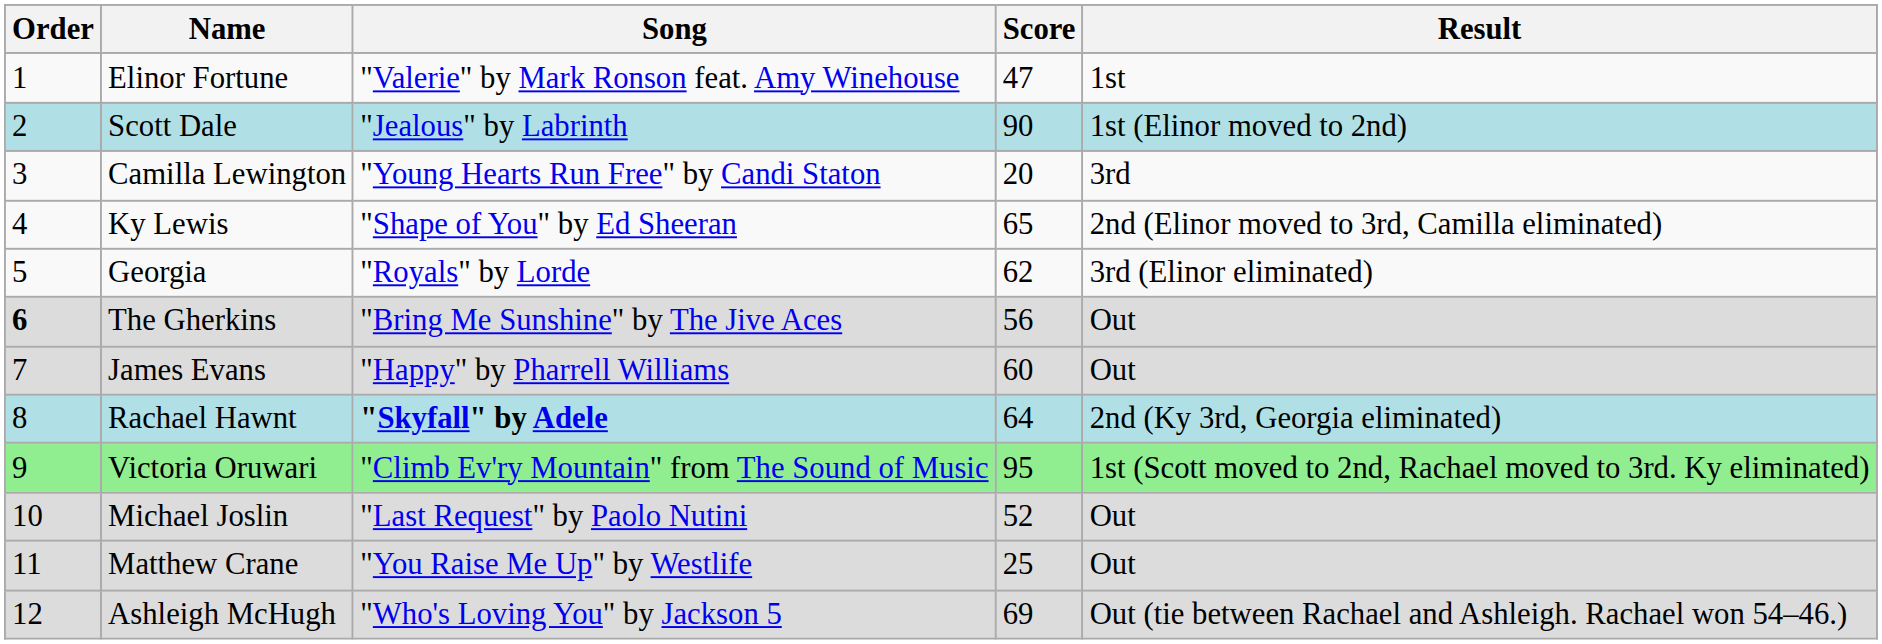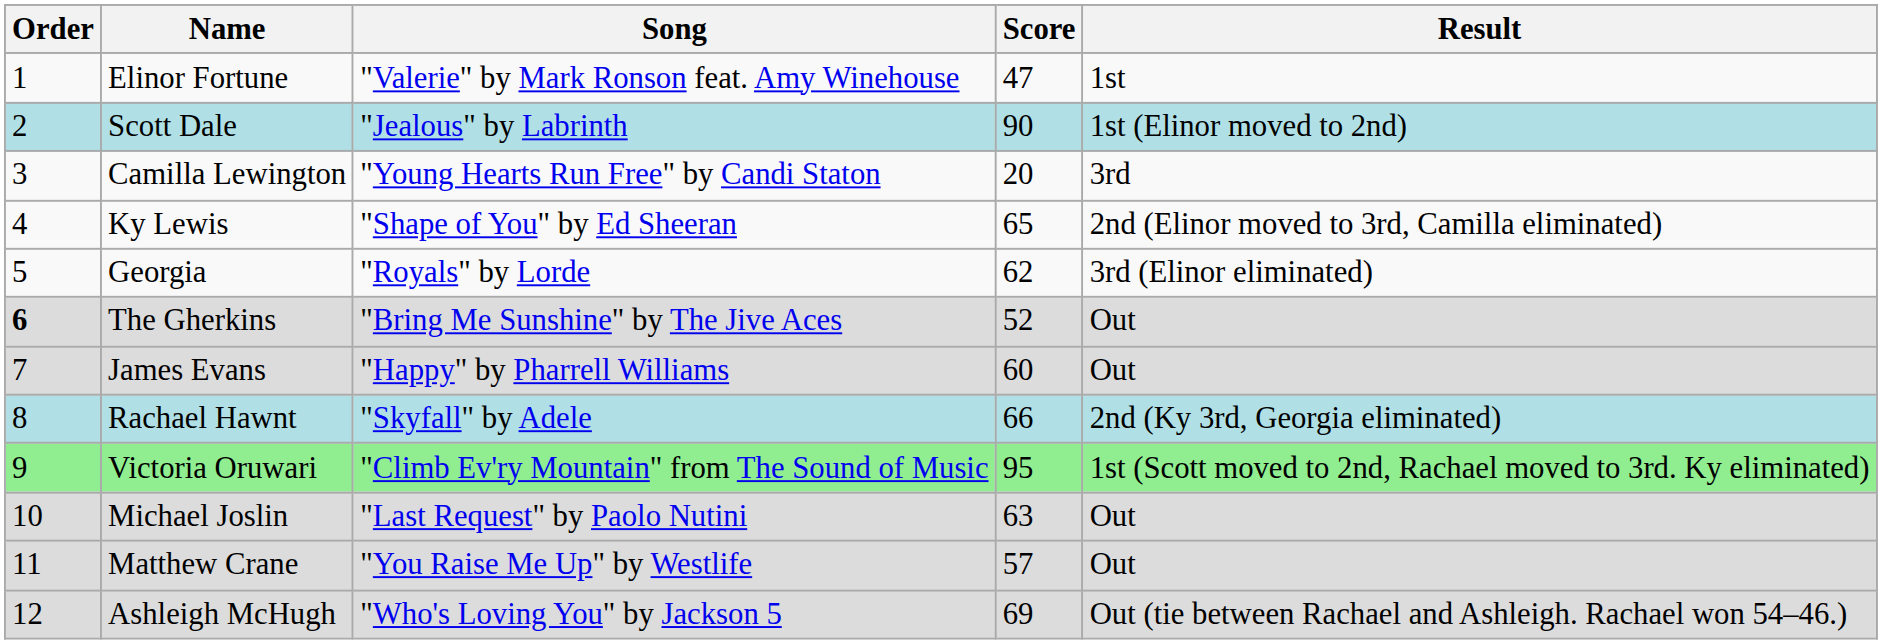(1018, 321) 56 -> (1018, 321) 52
(484, 418) bold -> (476, 418) normal
(1018, 418) 64 -> (1018, 418) 66
(1018, 516) 52 -> (1018, 516) 63
(1018, 564) 25 -> (1018, 564) 57
